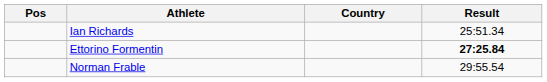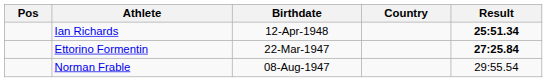+ column: (297, 13)
(482, 31) normal -> (496, 31) bold
